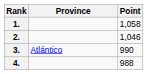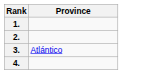- column: (130, 10)
